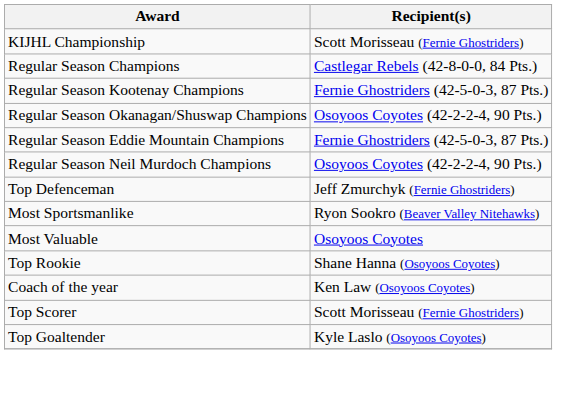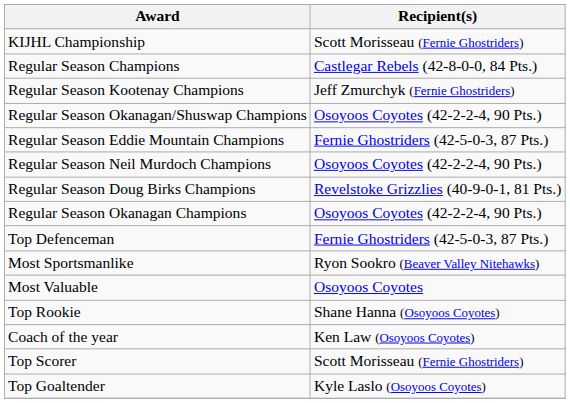(431, 90) Fernie Ghostriders (42-5-0-3, 87 Pts.) -> (414, 90) Jeff Zmurchyk (Fernie Ghostriders)
+ row: (132, 189)
+ row: (127, 213)
(414, 189) Jeff Zmurchyk (Fernie Ghostriders) -> (431, 238) Fernie Ghostriders (42-5-0-3, 87 Pts.)
